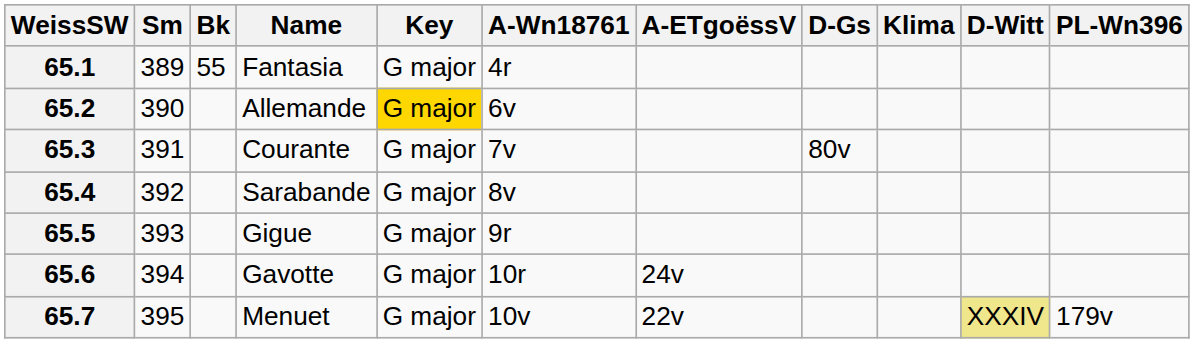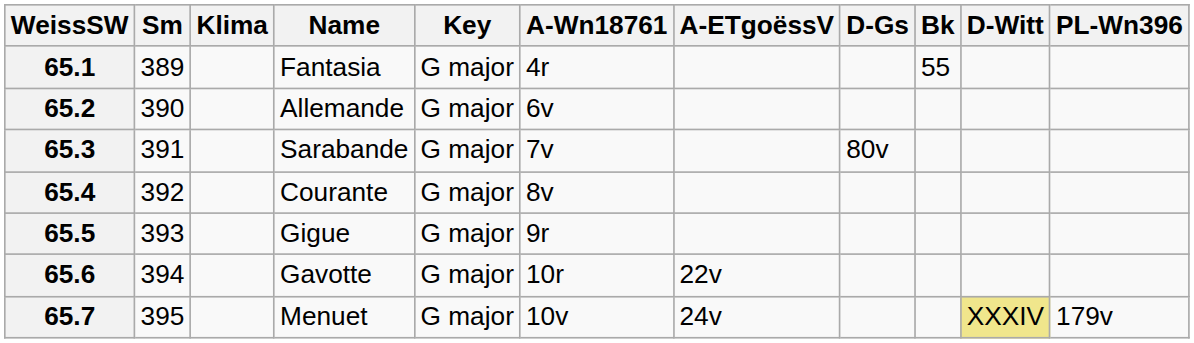columns swapped: (919, 25) <-> (213, 25)
(429, 108) gold background -> (467, 108) no background
(296, 150) Courante -> (344, 150) Sarabande
(306, 191) Sarabande -> (334, 191) Courante
(663, 274) 24v -> (701, 274) 22v
(663, 316) 22v -> (701, 316) 24v
